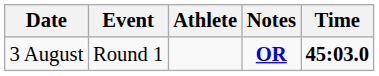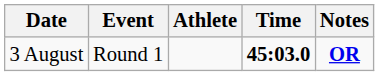columns swapped: (337, 20) <-> (271, 20)
